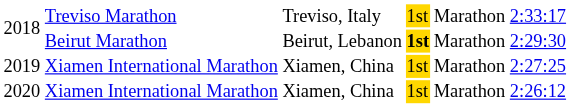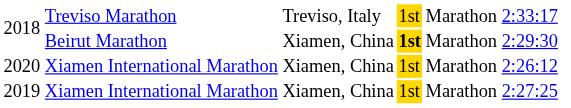(342, 41) Beirut, Lebanon -> (338, 41) Xiamen, China
rows swapped: (22, 66) <-> (22, 91)
